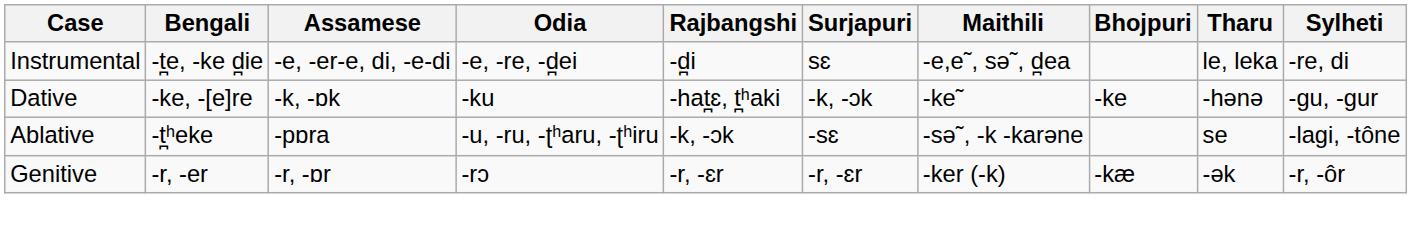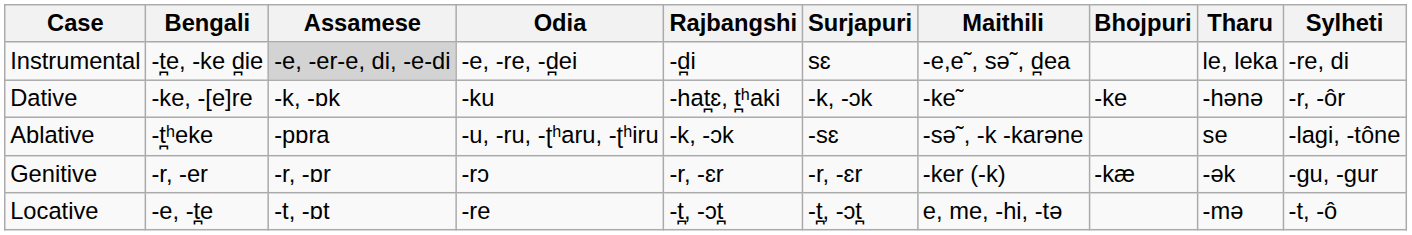(362, 60) no background -> (362, 60) lightgrey background
(1333, 98) -gu, -gur -> (1317, 98) -r, -ôr
(1317, 173) -r, -ôr -> (1333, 173) -gu, -gur
+ row: (54, 211)
